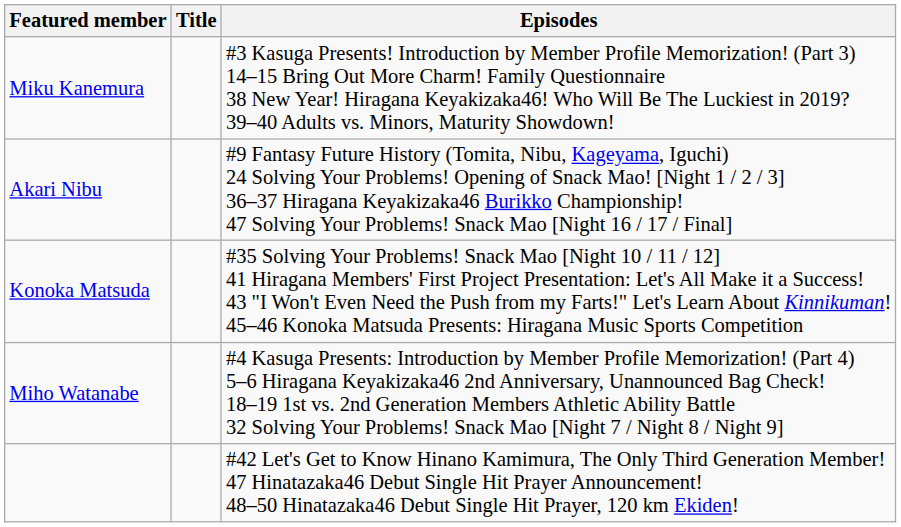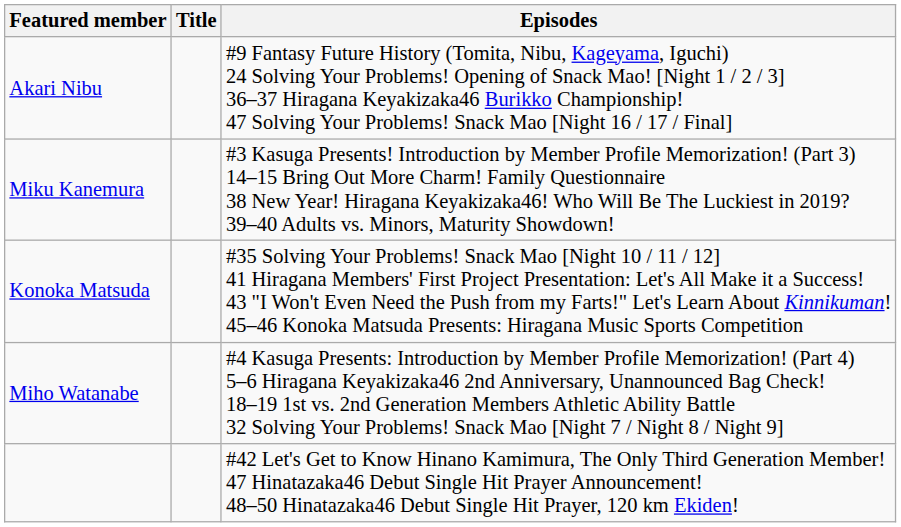rows swapped: (77, 87) <-> (56, 189)
